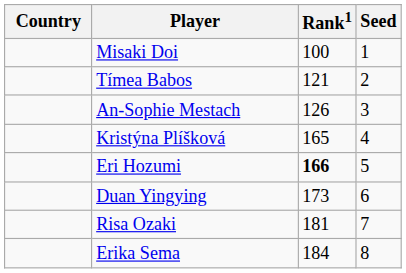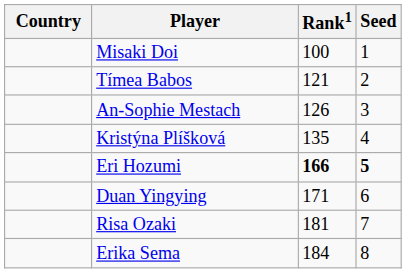(316, 138) 165 -> (316, 138) 135
(365, 167) normal -> (365, 167) bold
(316, 195) 173 -> (316, 195) 171
